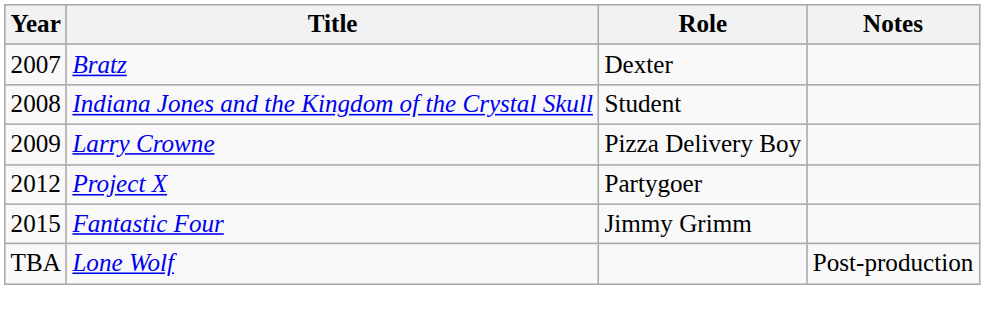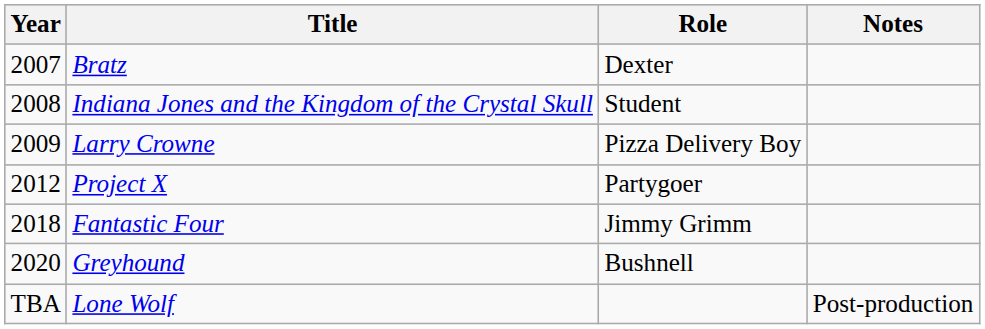(36, 223) 2015 -> (36, 223) 2018
+ row: (128, 263)
